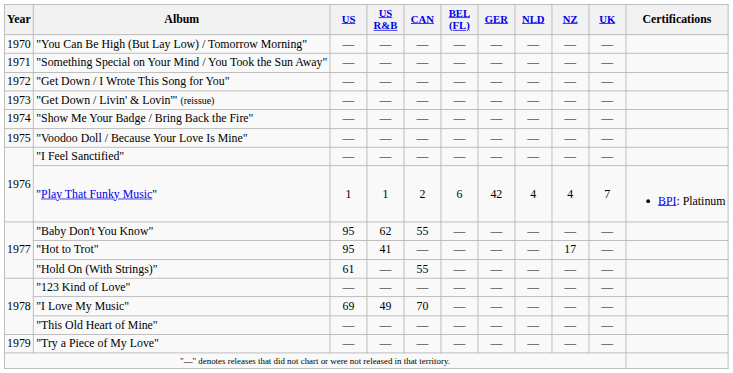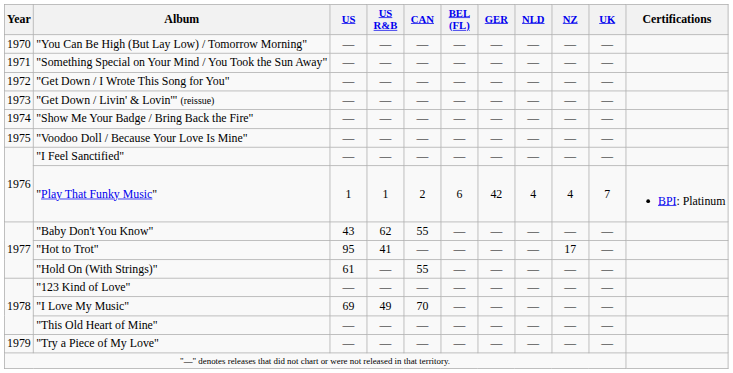(349, 231) 95 -> (349, 231) 43
